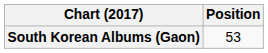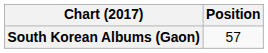(233, 37) 53 -> (233, 37) 57
